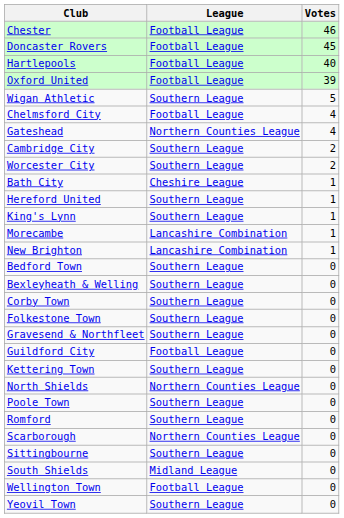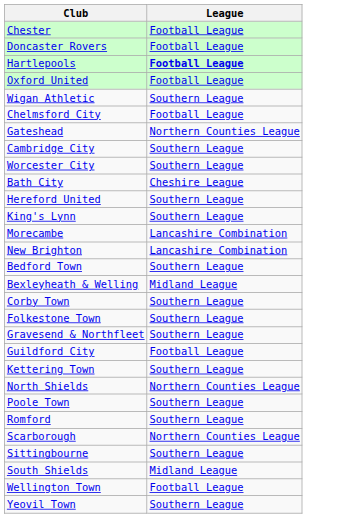- column: (320, 13)
(197, 64) normal -> (197, 64) bold
(197, 284) Southern League -> (193, 284) Midland League
